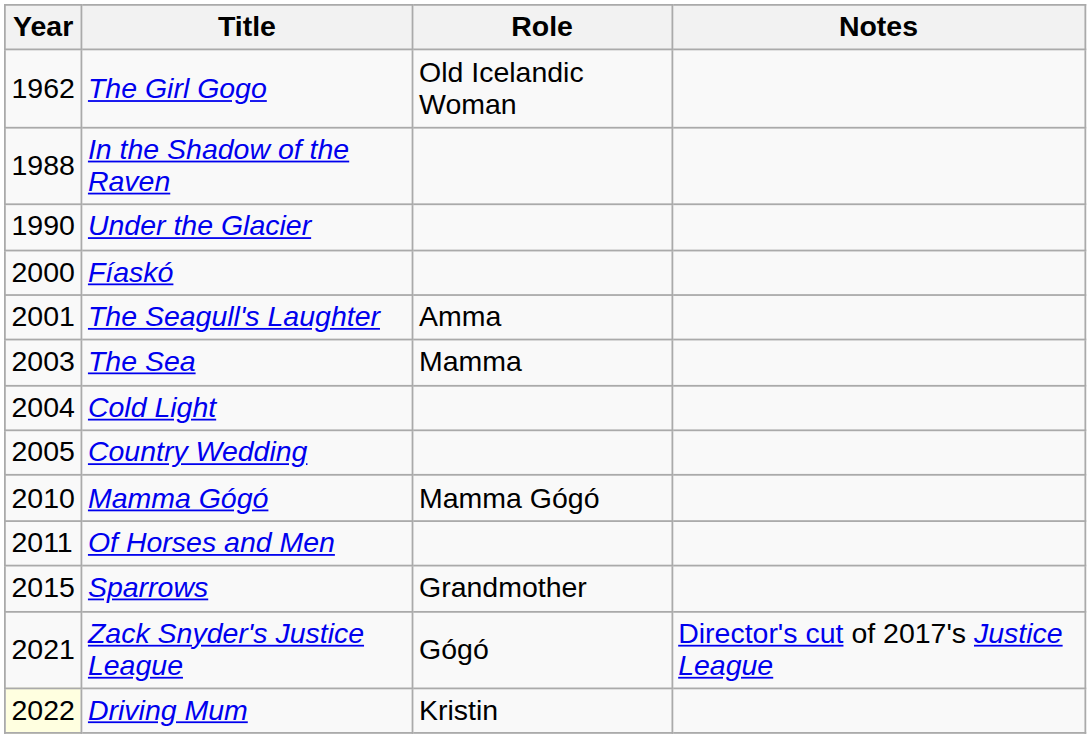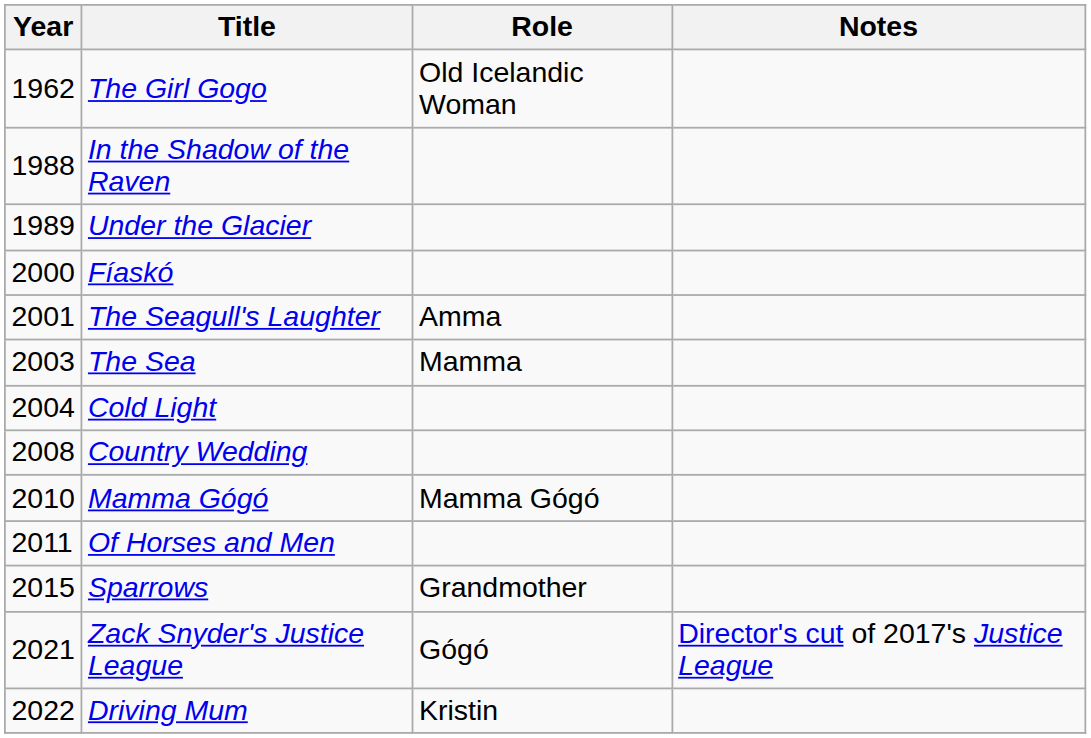(43, 226) 1990 -> (43, 226) 1989
(43, 452) 2005 -> (43, 452) 2008
(43, 710) lightyellow background -> (43, 710) no background
